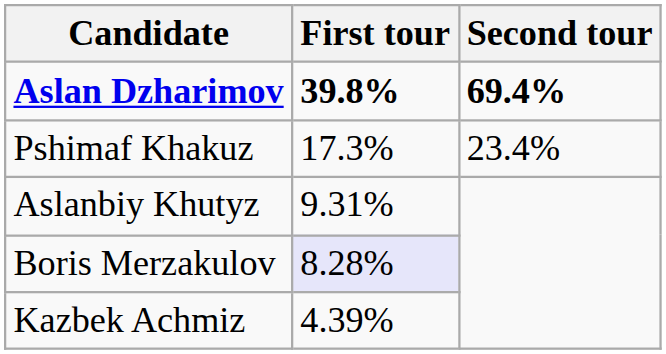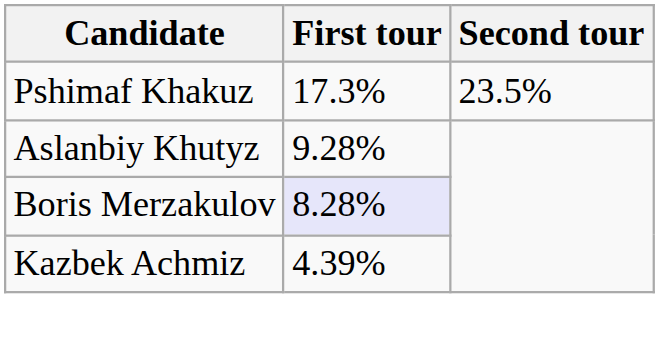- row: (149, 90)
(513, 147) 23.4% -> (505, 90) 23.5%
(347, 205) 9.31% -> (339, 147) 9.28%
